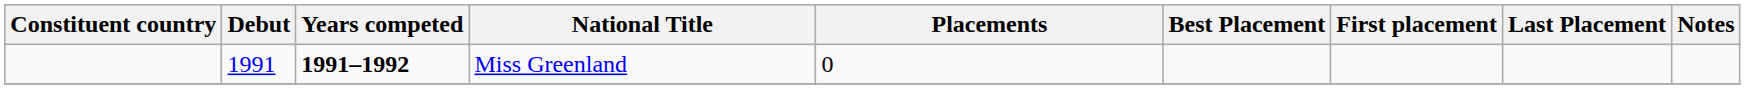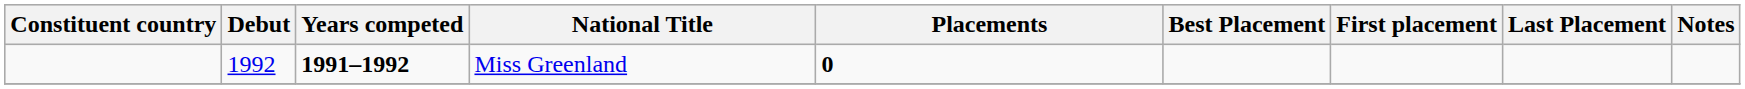(252, 64) 1991 -> (252, 64) 1992
(828, 64) normal -> (828, 64) bold
